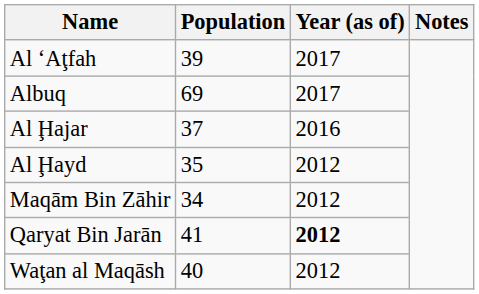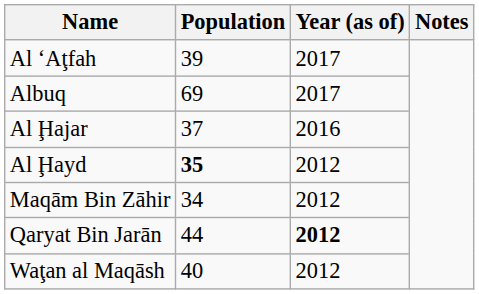(192, 164) normal -> (192, 164) bold
(192, 235) 41 -> (192, 235) 44
